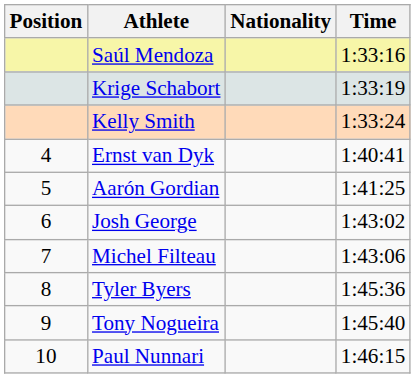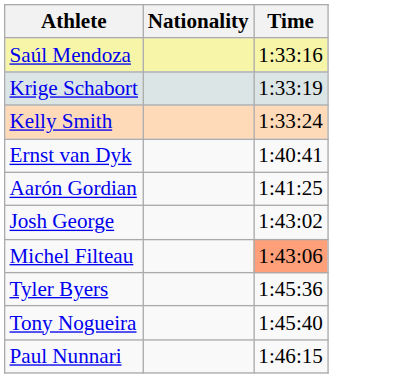- column: (46, 21)
(373, 255) no background -> (291, 255) lightsalmon background
